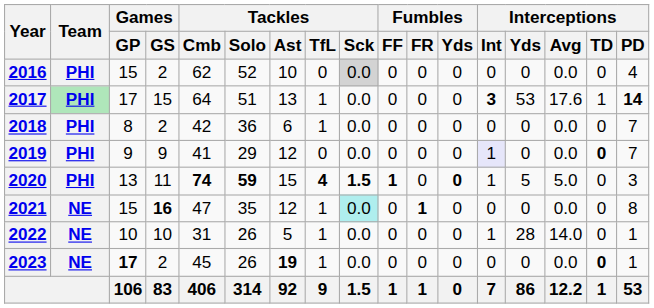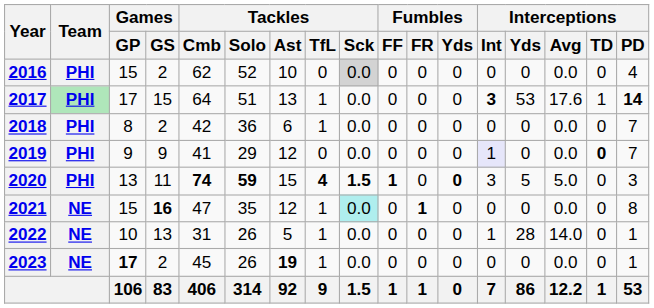(491, 180) 1 -> (491, 180) 3
(163, 235) 10 -> (163, 235) 13
(602, 262) bold -> (602, 262) normal
